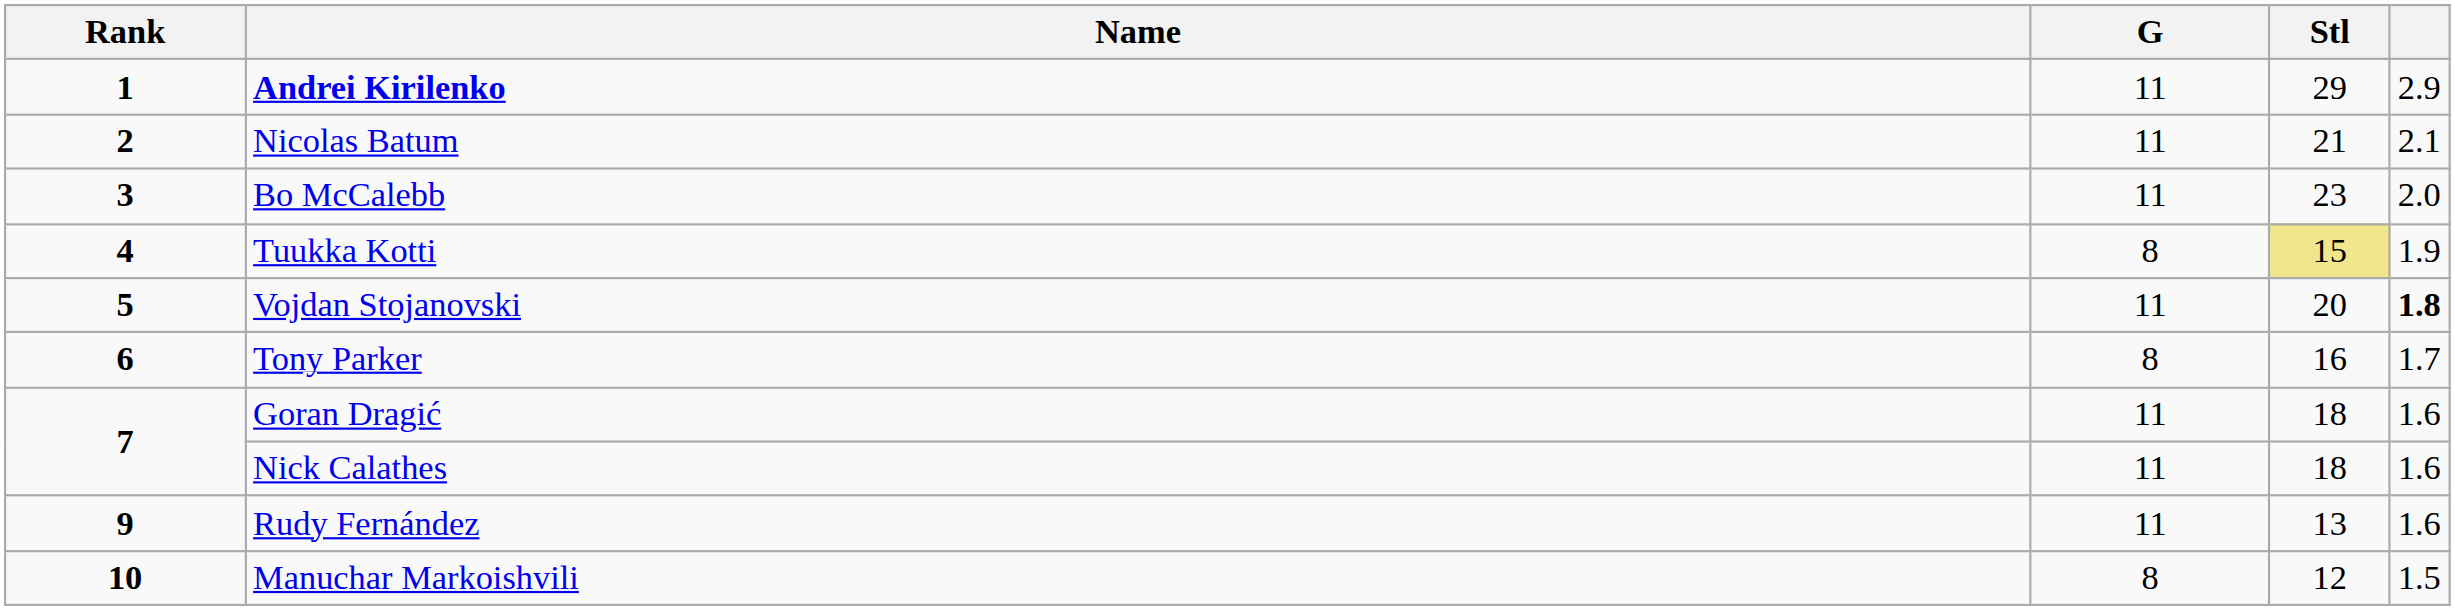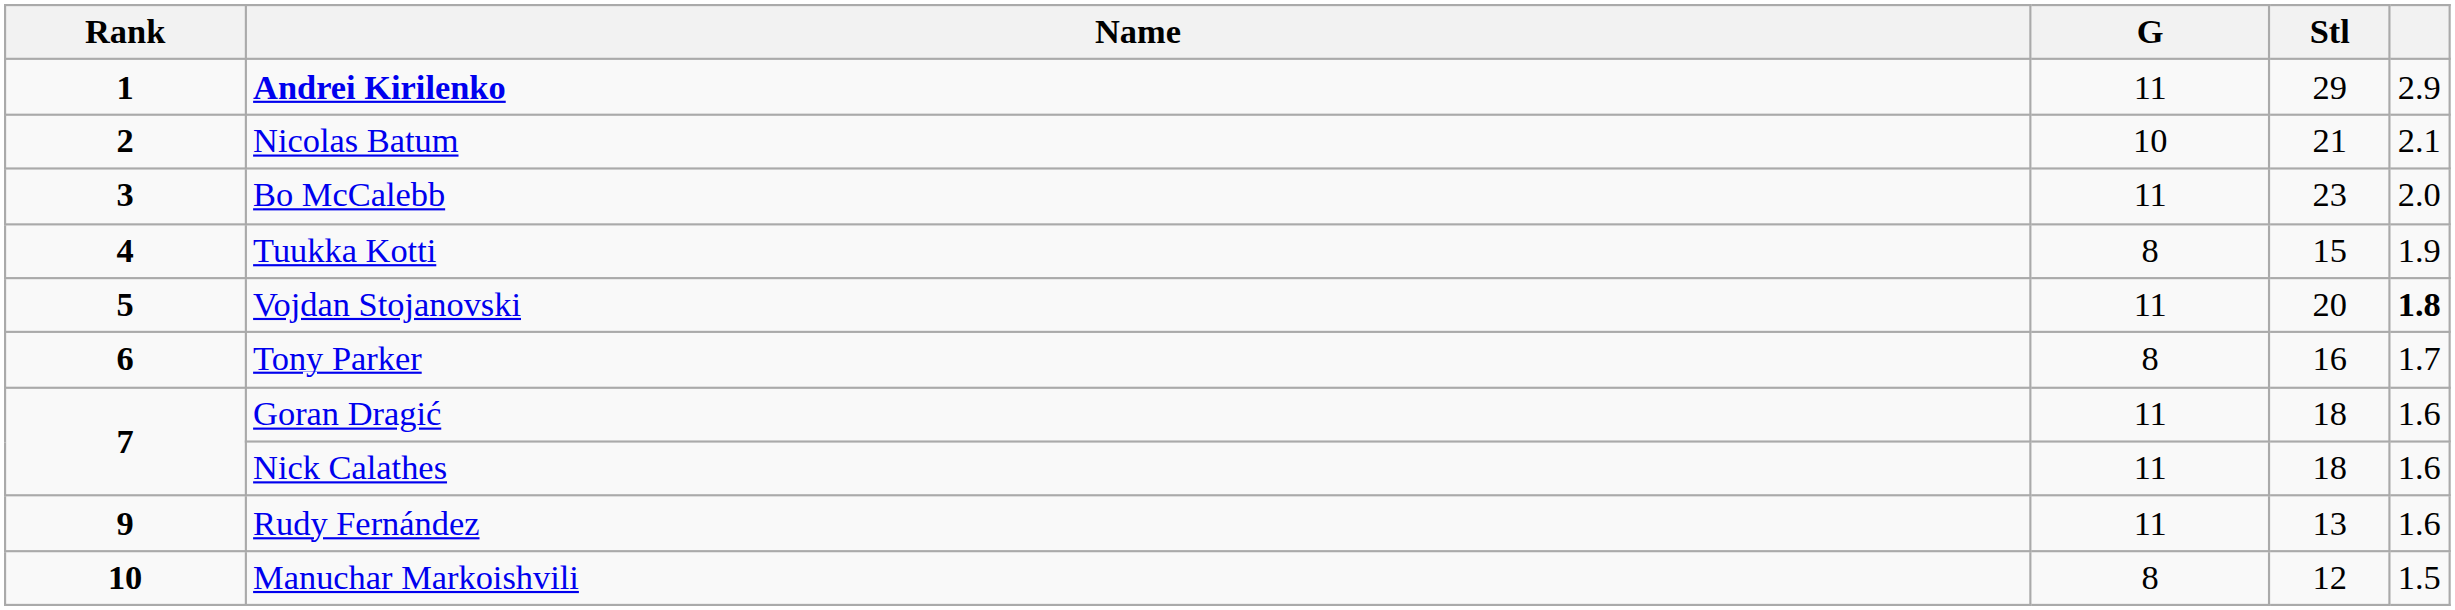(2150, 140) 11 -> (2150, 140) 10
(2330, 250) khaki background -> (2330, 250) no background
